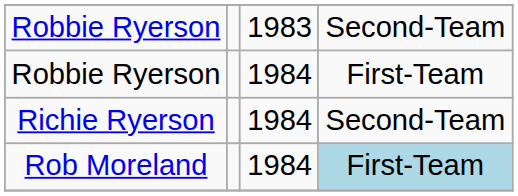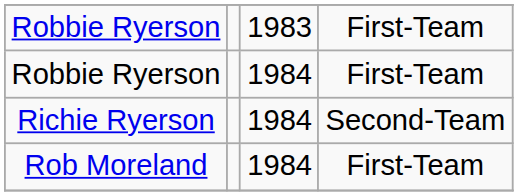(415, 27) Second-Team -> (415, 27) First-Team
(415, 166) lightblue background -> (415, 166) no background
